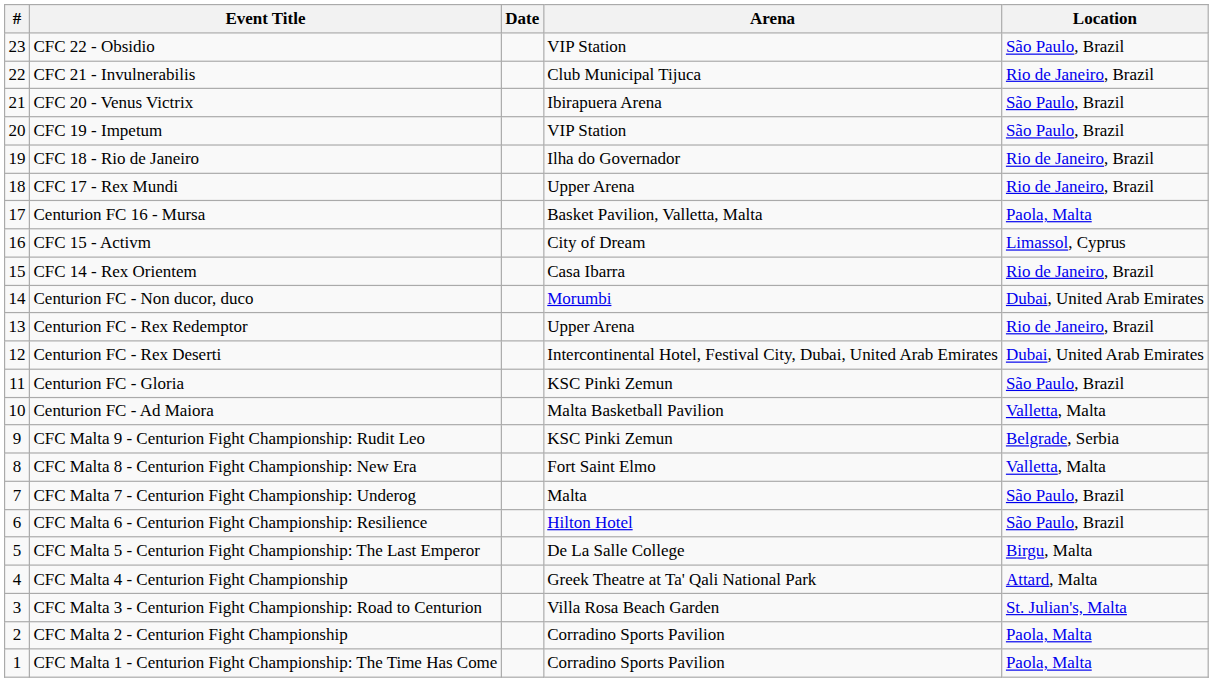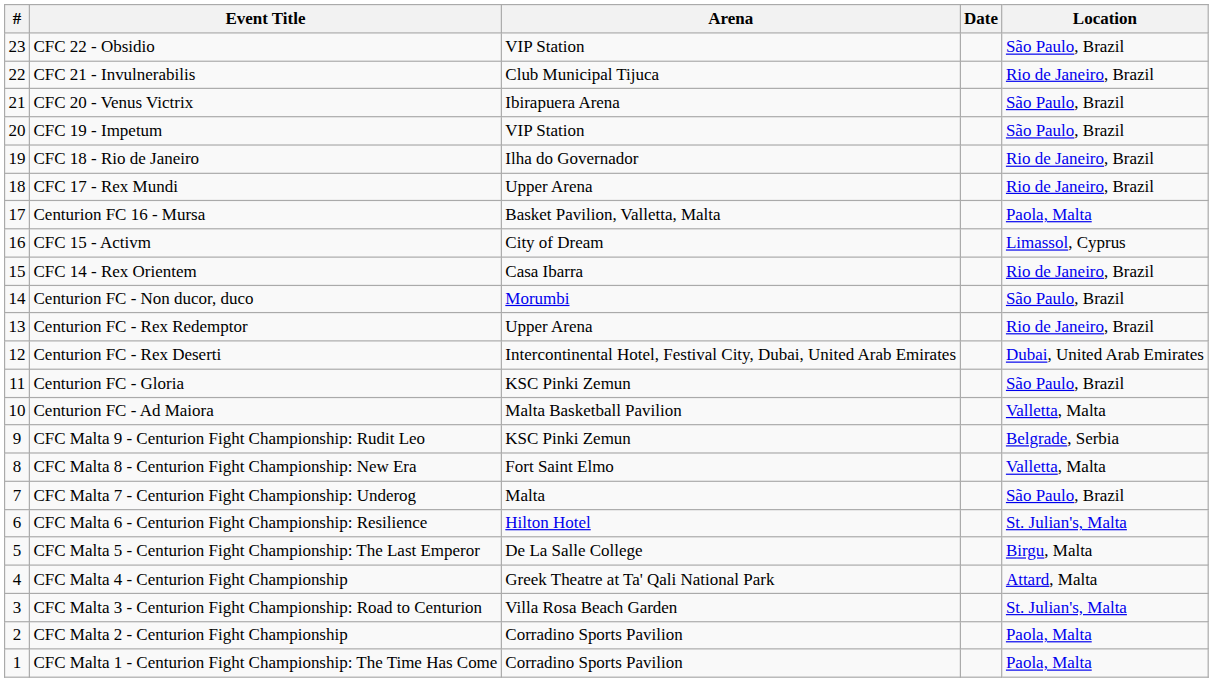columns swapped: (522, 18) <-> (773, 18)
(1105, 299) Dubai, United Arab Emirates -> (1065, 299) São Paulo, Brazil
(1065, 523) São Paulo, Brazil -> (1066, 523) St. Julian's, Malta
